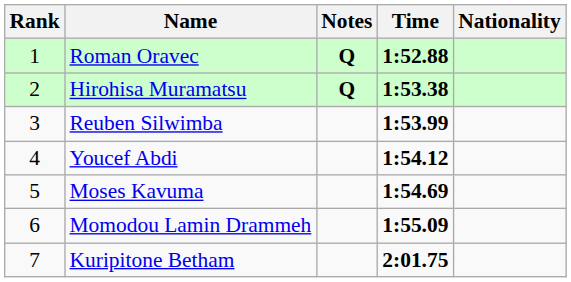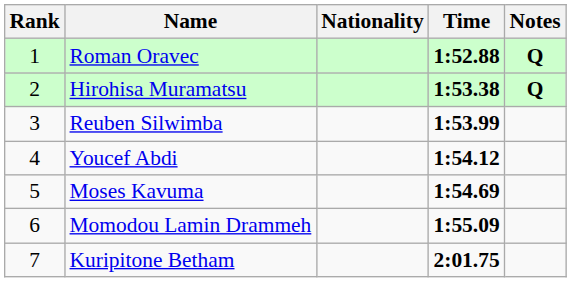columns swapped: (510, 21) <-> (347, 21)
